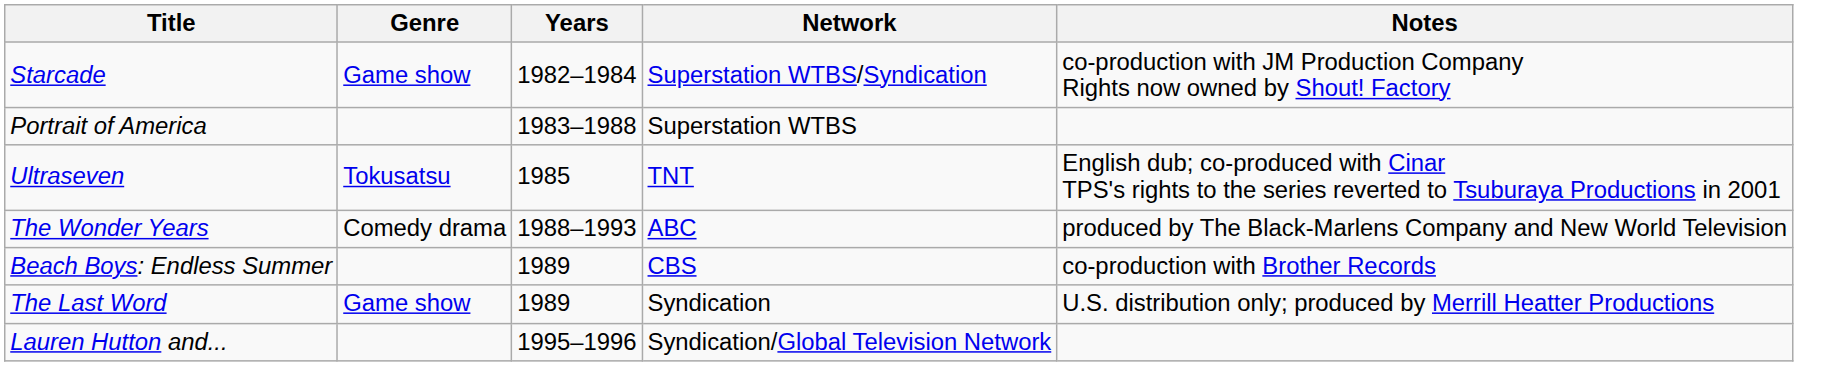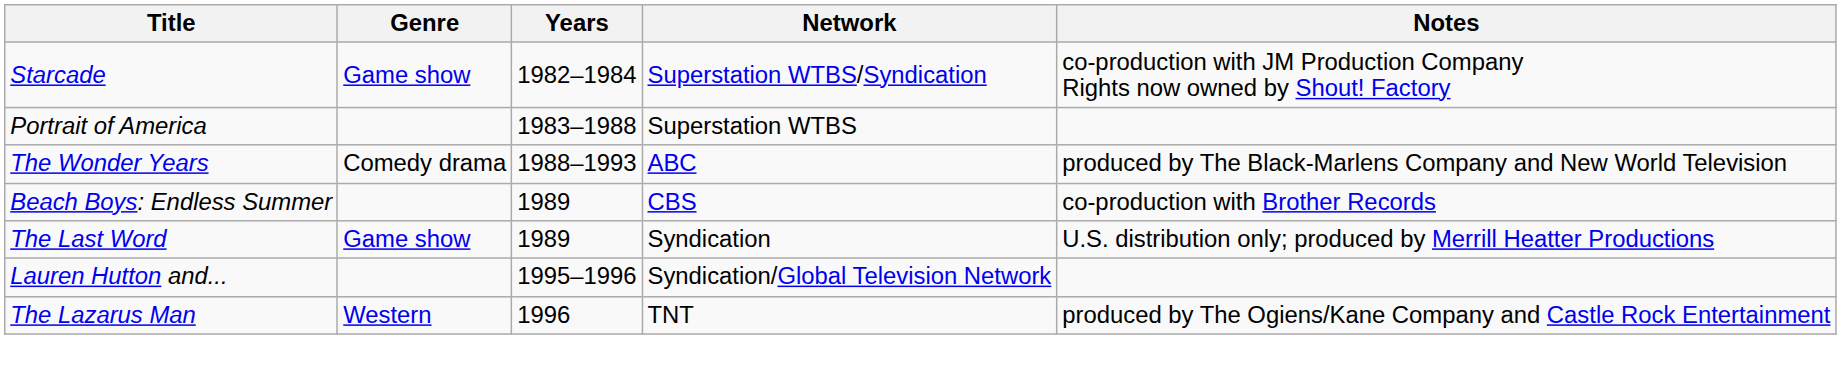- row: (67, 177)
+ row: (103, 314)
